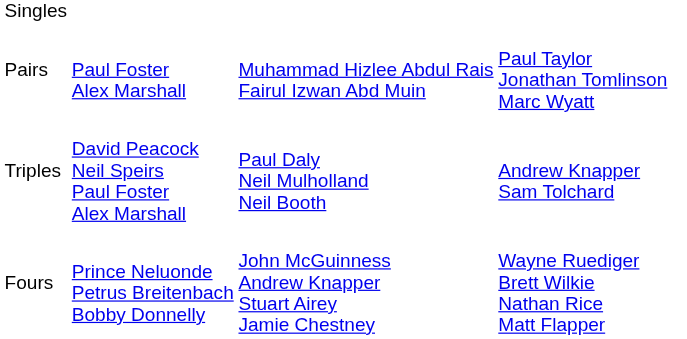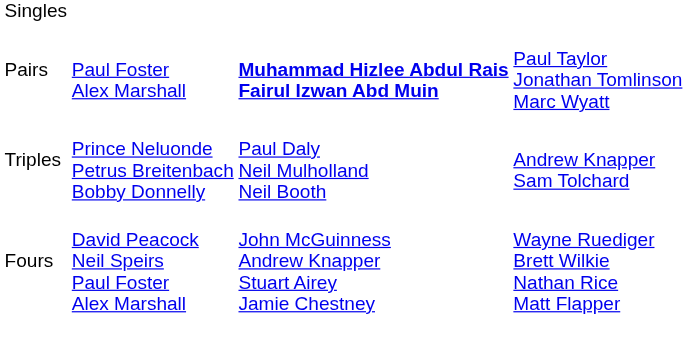(366, 80) normal -> (374, 80) bold
(135, 181) David Peacock Neil Speirs Paul Foster Alex Marshall -> (153, 170) Prince Neluonde Petrus Breitenbach Bobby Donnelly
(153, 293) Prince Neluonde Petrus Breitenbach Bobby Donnelly -> (135, 271) David Peacock Neil Speirs Paul Foster Alex Marshall
